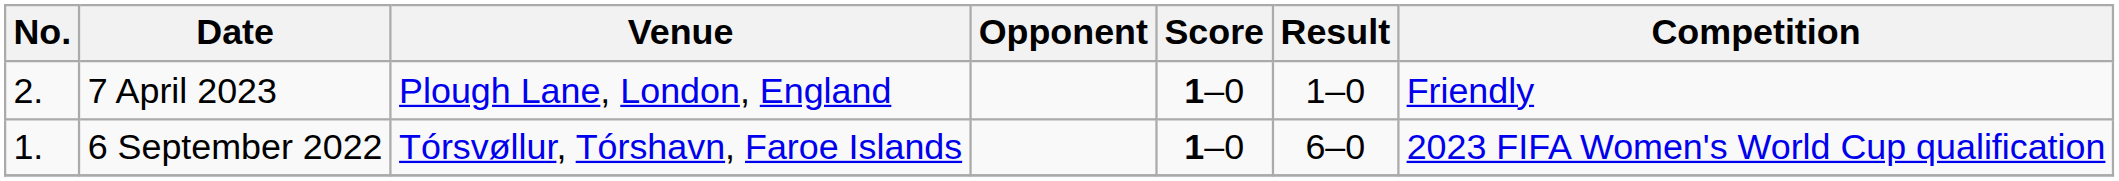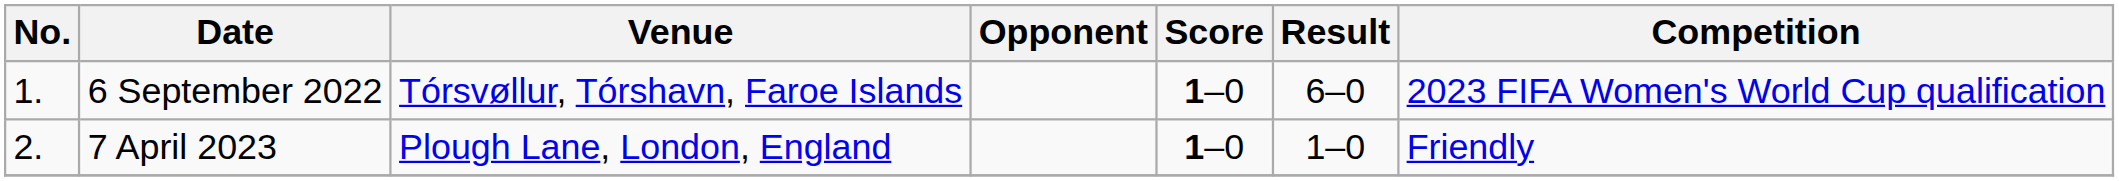rows swapped: (235, 146) <-> (182, 89)
